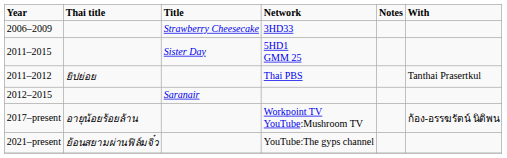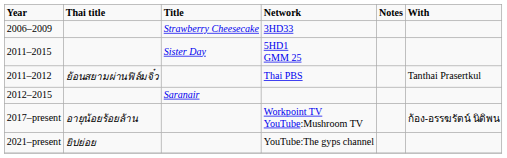(81, 77) ยิปย่อย -> (112, 77) ย้อนสยามผ่านฟิล์มจิ๋ว
(112, 143) ย้อนสยามผ่านฟิล์มจิ๋ว -> (81, 143) ยิปย่อย
